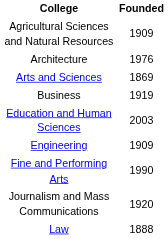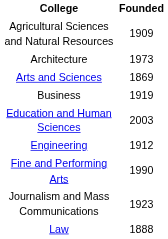(141, 59) 1976 -> (141, 59) 1973
(141, 146) 1909 -> (141, 146) 1912
(141, 204) 1920 -> (141, 204) 1923
